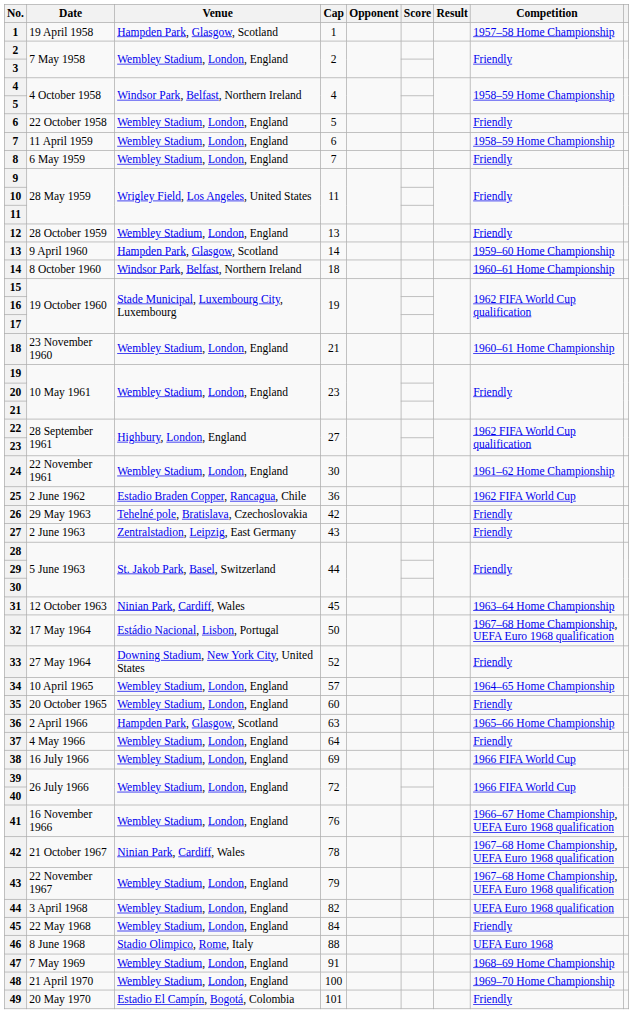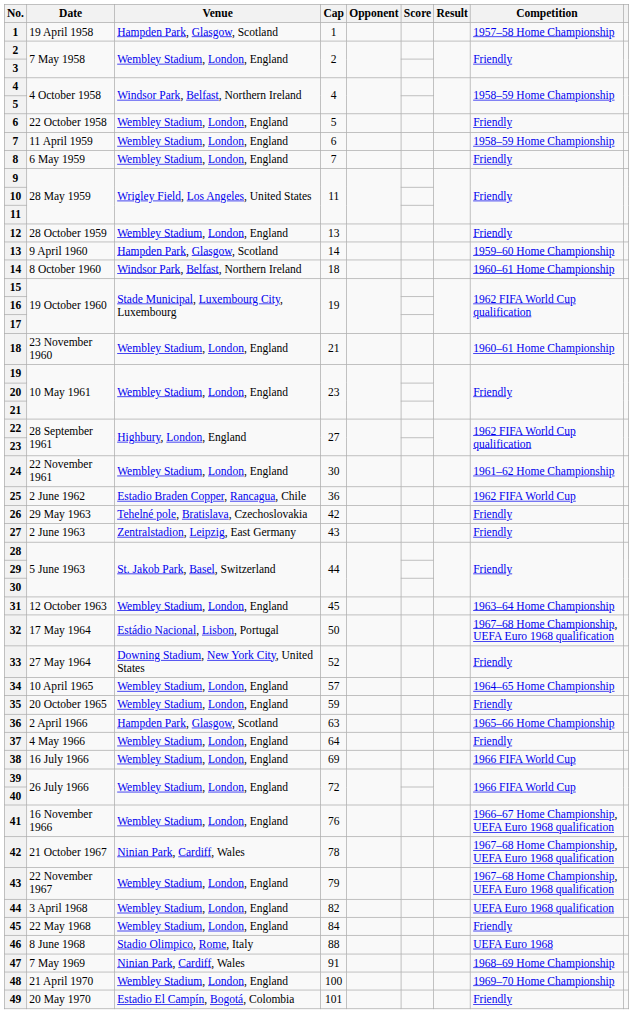(181, 605) Ninian Park, Cardiff, Wales -> (203, 605) Wembley Stadium, London, England
(334, 704) 60 -> (334, 704) 59
(203, 963) Wembley Stadium, London, England -> (181, 963) Ninian Park, Cardiff, Wales
